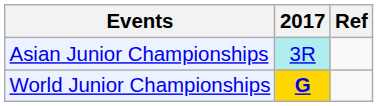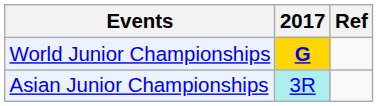rows swapped: (139, 54) <-> (140, 86)
